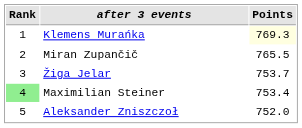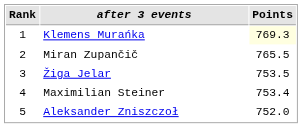(273, 74) 753.7 -> (273, 74) 753.5
(23, 93) lightgreen background -> (23, 93) no background
